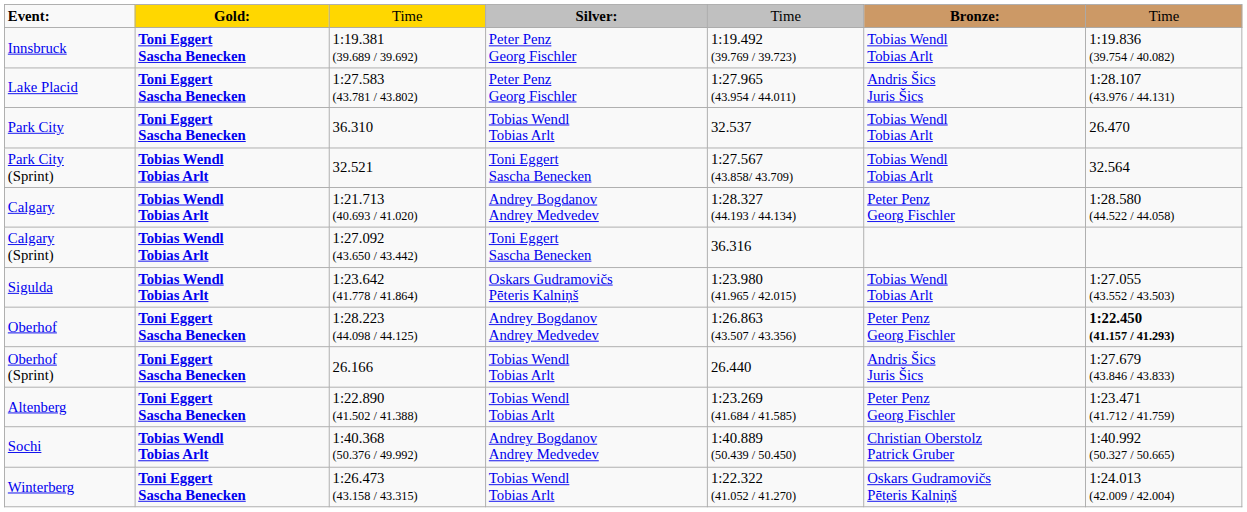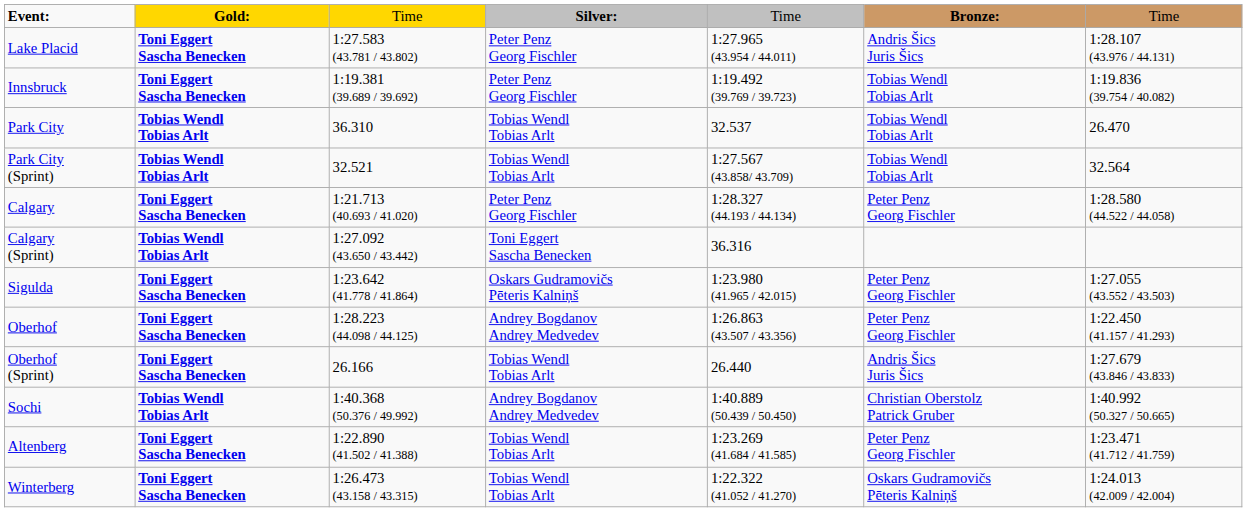rows swapped: (37, 47) <-> (43, 87)
(192, 127) Toni Eggert Sascha Benecken -> (181, 127) Tobias Wendl Tobias Arlt
(540, 167) Toni Eggert Sascha Benecken -> (529, 167) Tobias Wendl Tobias Arlt
(181, 207) Tobias Wendl Tobias Arlt -> (192, 207) Toni Eggert Sascha Benecken
(544, 207) Andrey Bogdanov Andrey Medvedev -> (533, 207) Peter Penz Georg Fischler
(181, 287) Tobias Wendl Tobias Arlt -> (192, 287) Toni Eggert Sascha Benecken
(907, 287) Tobias Wendl Tobias Arlt -> (911, 287) Peter Penz Georg Fischler
(1132, 327) bold -> (1132, 327) normal
rows swapped: (25, 446) <-> (37, 406)
